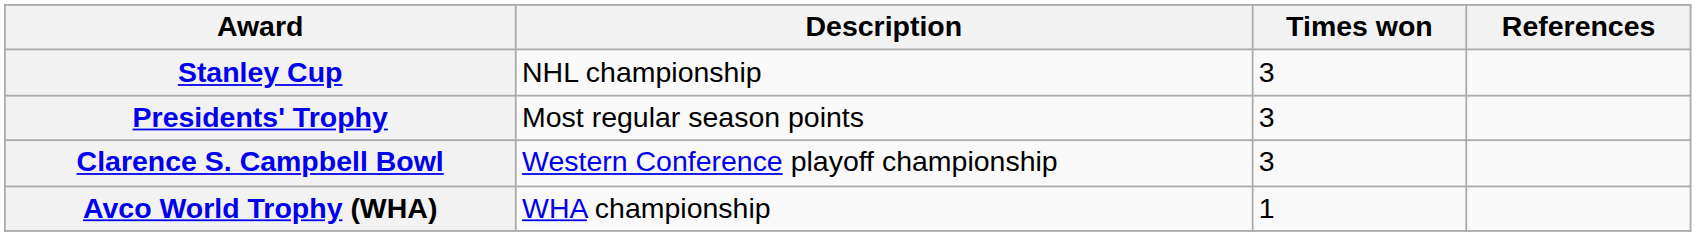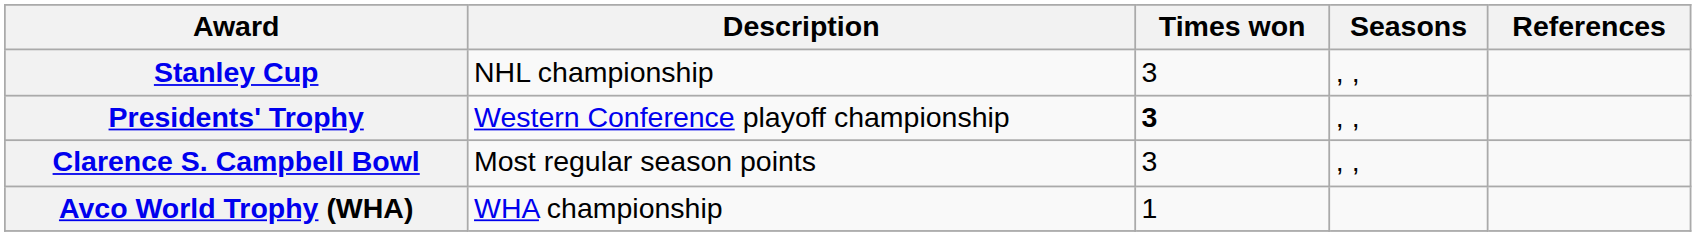+ column: (1408, 27)
(693, 117) Most regular season points -> (742, 117) Western Conference playoff championship
(1267, 117) normal -> (1149, 117) bold
(790, 162) Western Conference playoff championship -> (645, 162) Most regular season points
